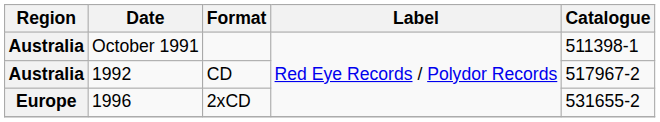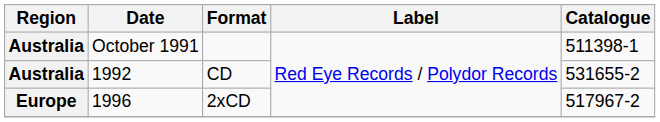(603, 74) 517967-2 -> (603, 74) 531655-2
(603, 102) 531655-2 -> (603, 102) 517967-2
